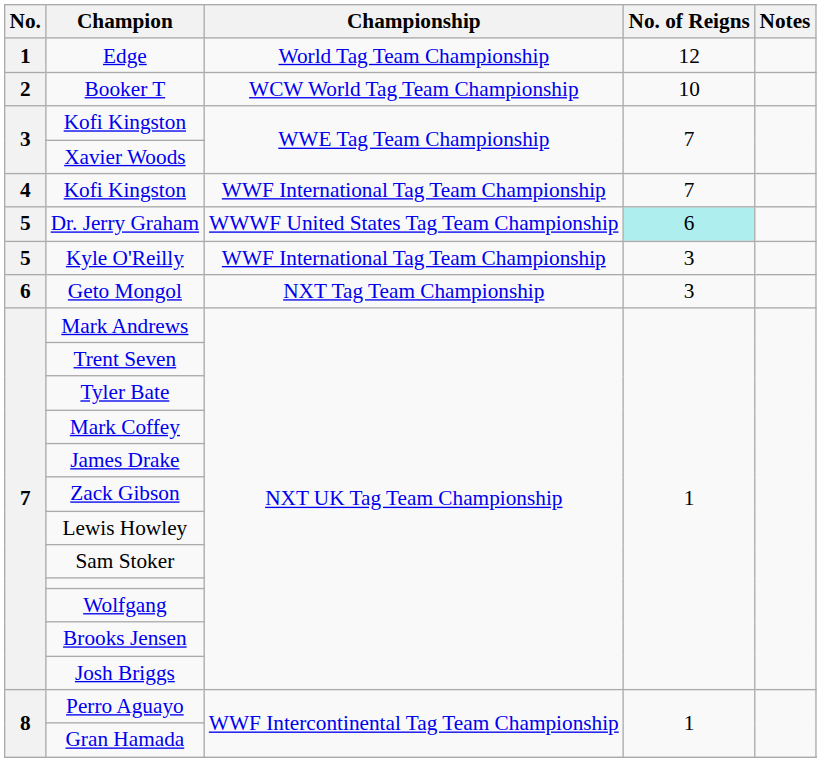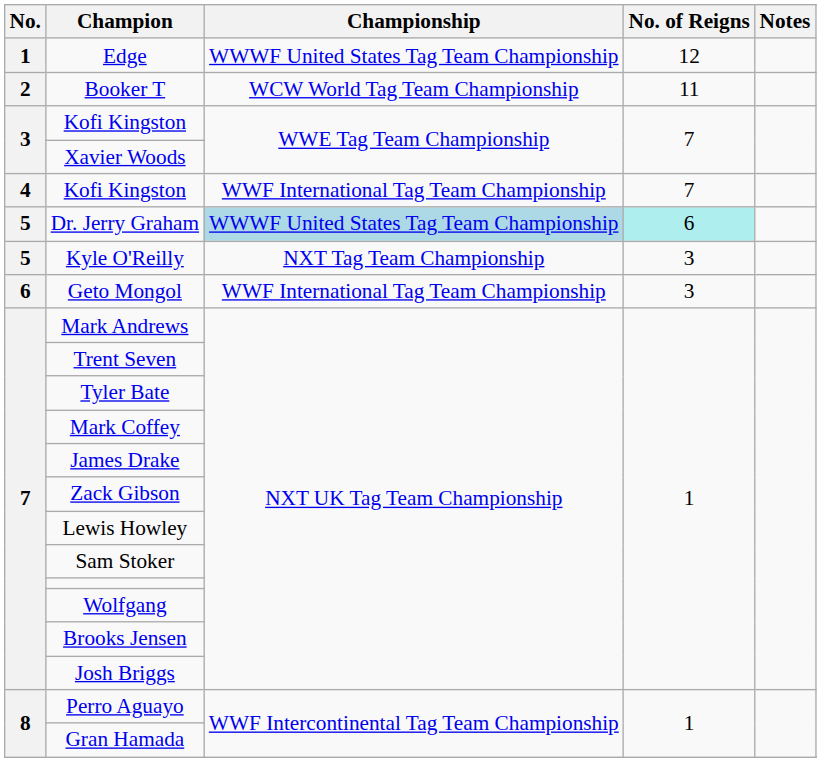(414, 55) World Tag Team Championship -> (414, 55) WWWF United States Tag Team Championship
(689, 88) 10 -> (689, 88) 11
(414, 223) no background -> (414, 223) lightblue background
(414, 257) WWF International Tag Team Championship -> (414, 257) NXT Tag Team Championship
(414, 291) NXT Tag Team Championship -> (414, 291) WWF International Tag Team Championship
